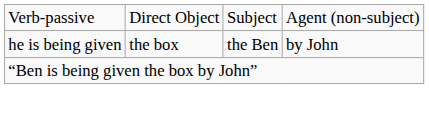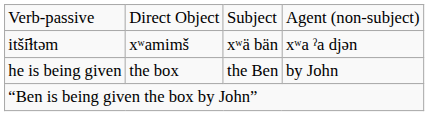+ row: (33, 44)
